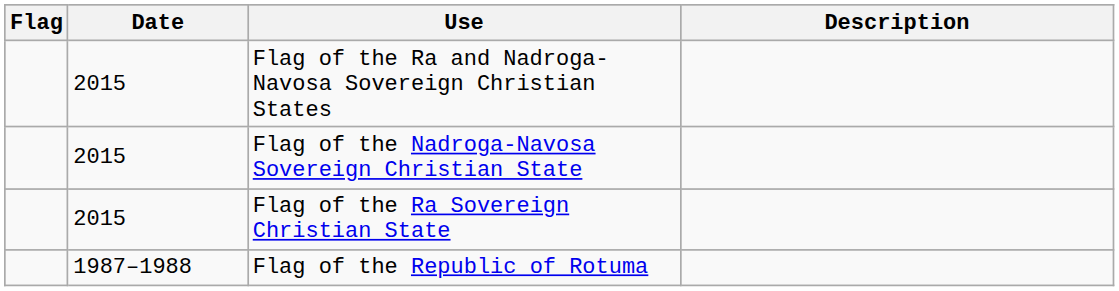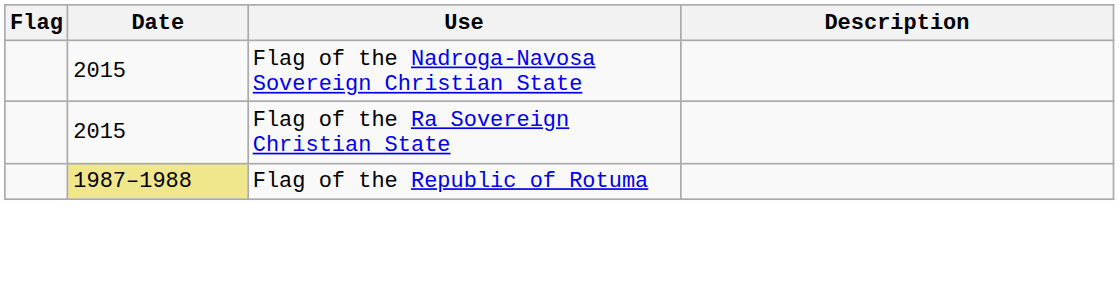- row: (431, 84)
(133, 267) no background -> (133, 181) khaki background
